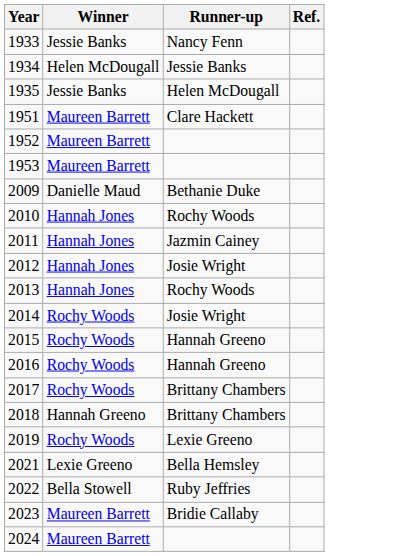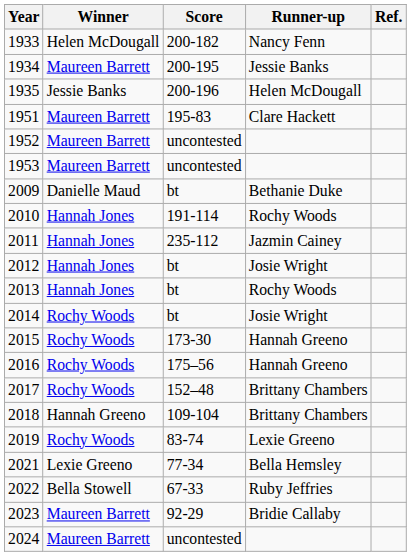+ column: (204, 16)
(87, 41) Jessie Banks -> (103, 41) Helen McDougall
(103, 66) Helen McDougall -> (98, 66) Maureen Barrett
